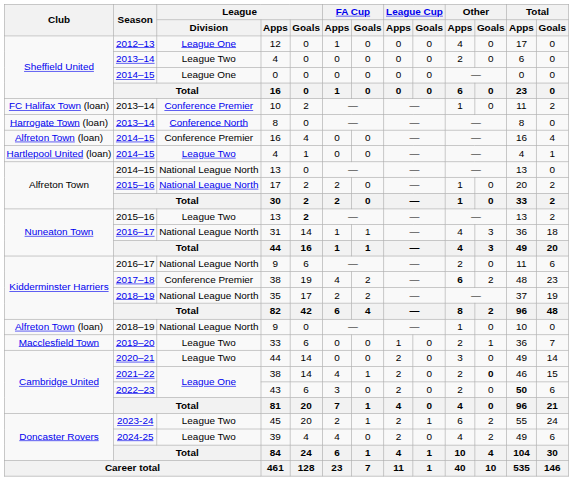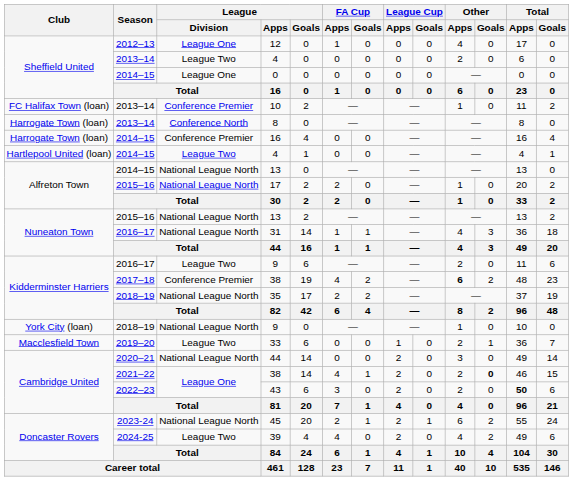(59, 138) Alfreton Town (loan) -> (59, 138) Harrogate Town (loan)
(209, 216) League Two -> (209, 216) National League North
(306, 216) bold -> (306, 216) normal
(209, 264) National League North -> (209, 264) League Two
(59, 327) Alfreton Town (loan) -> (59, 327) York City (loan)
(209, 358) League Two -> (209, 358) National League North
(209, 421) League Two -> (209, 421) National League North
